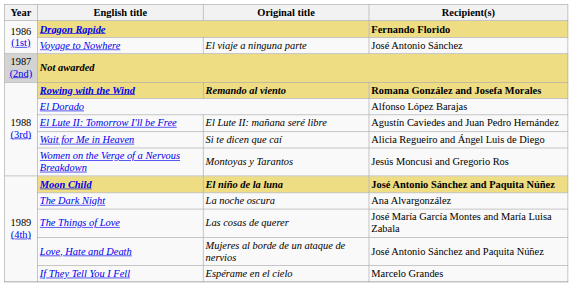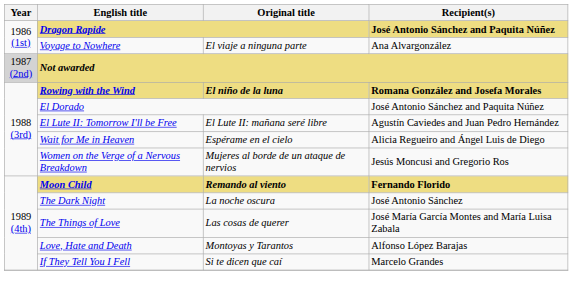(411, 29) Fernando Florido -> (463, 29) José Antonio Sánchez and Paquita Núñez
(417, 45) José Antonio Sánchez -> (411, 45) Ana Alvargonzález
(246, 90) Remando al viento -> (244, 90) El niño de la luna
(419, 106) Alfonso López Barajas -> (458, 106) José Antonio Sánchez and Paquita Núñez
(244, 139) Si te dicen que caí -> (249, 139) Espérame en el cielo
(249, 162) Montoyas y Tarantos -> (275, 162) Mujeres al borde de un ataque de nervios
(244, 184) El niño de la luna -> (246, 184) Remando al viento
(463, 184) José Antonio Sánchez and Paquita Núñez -> (411, 184) Fernando Florido
(411, 201) Ana Alvargonzález -> (417, 201) José Antonio Sánchez
(275, 251) Mujeres al borde de un ataque de nervios -> (249, 245) Montoyas y Tarantos
(458, 251) José Antonio Sánchez and Paquita Núñez -> (419, 245) Alfonso López Barajas
(249, 273) Espérame en el cielo -> (244, 262) Si te dicen que caí
